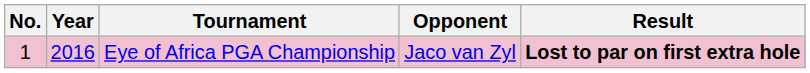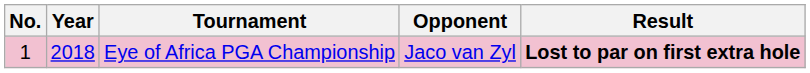(73, 52) 2016 -> (73, 52) 2018
